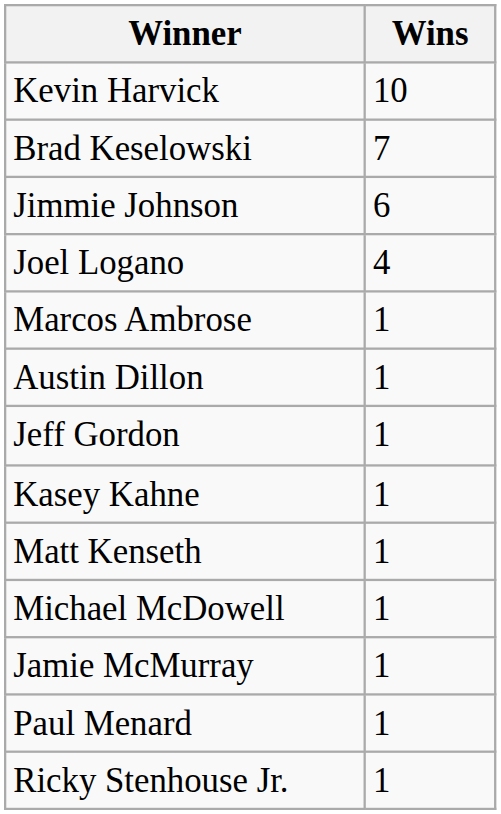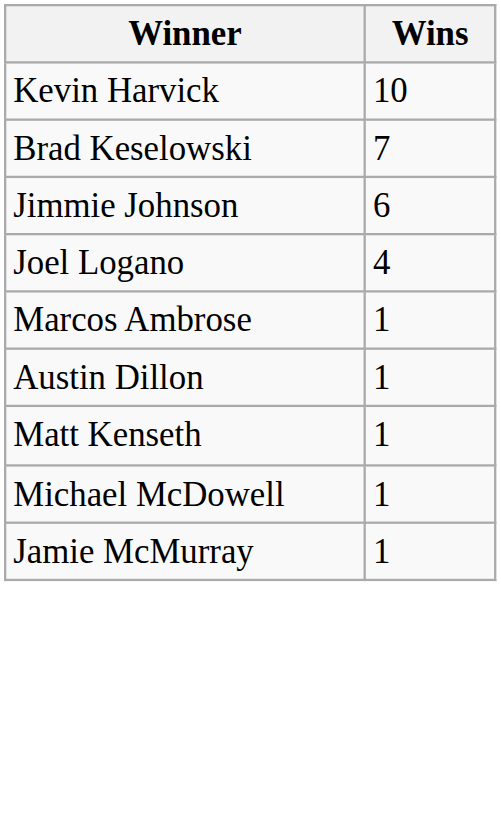- row: (96, 435)
- row: (106, 492)
- row: (103, 722)
- row: (151, 779)
